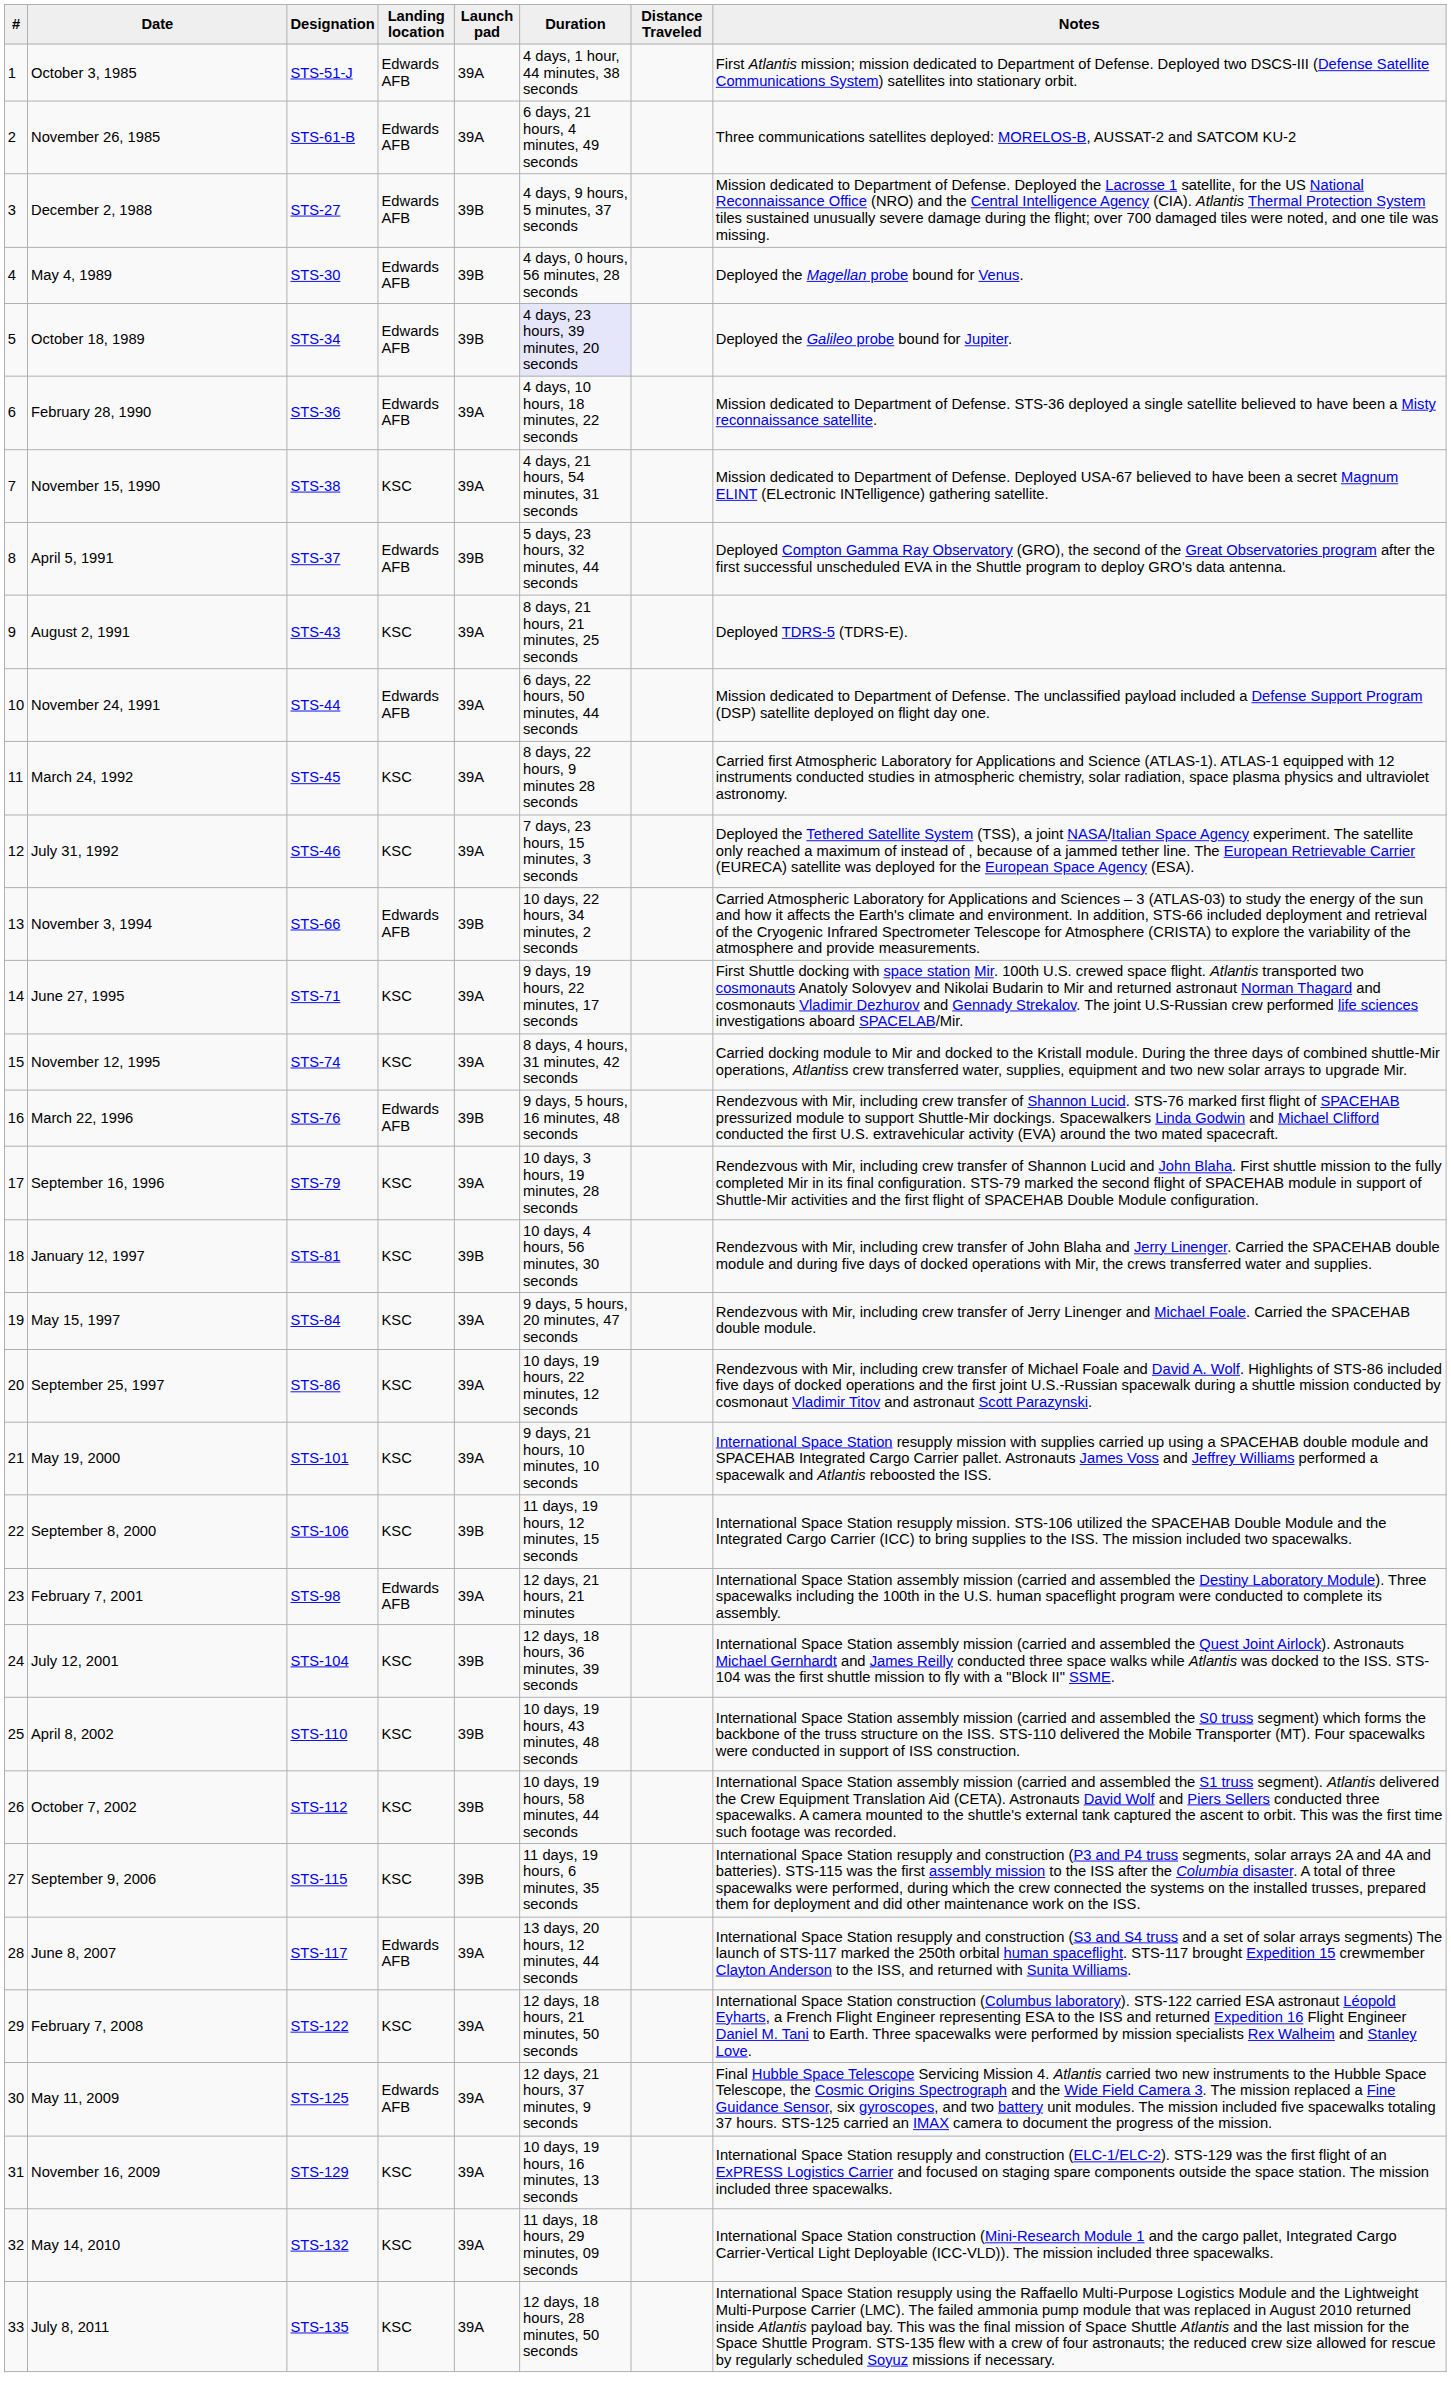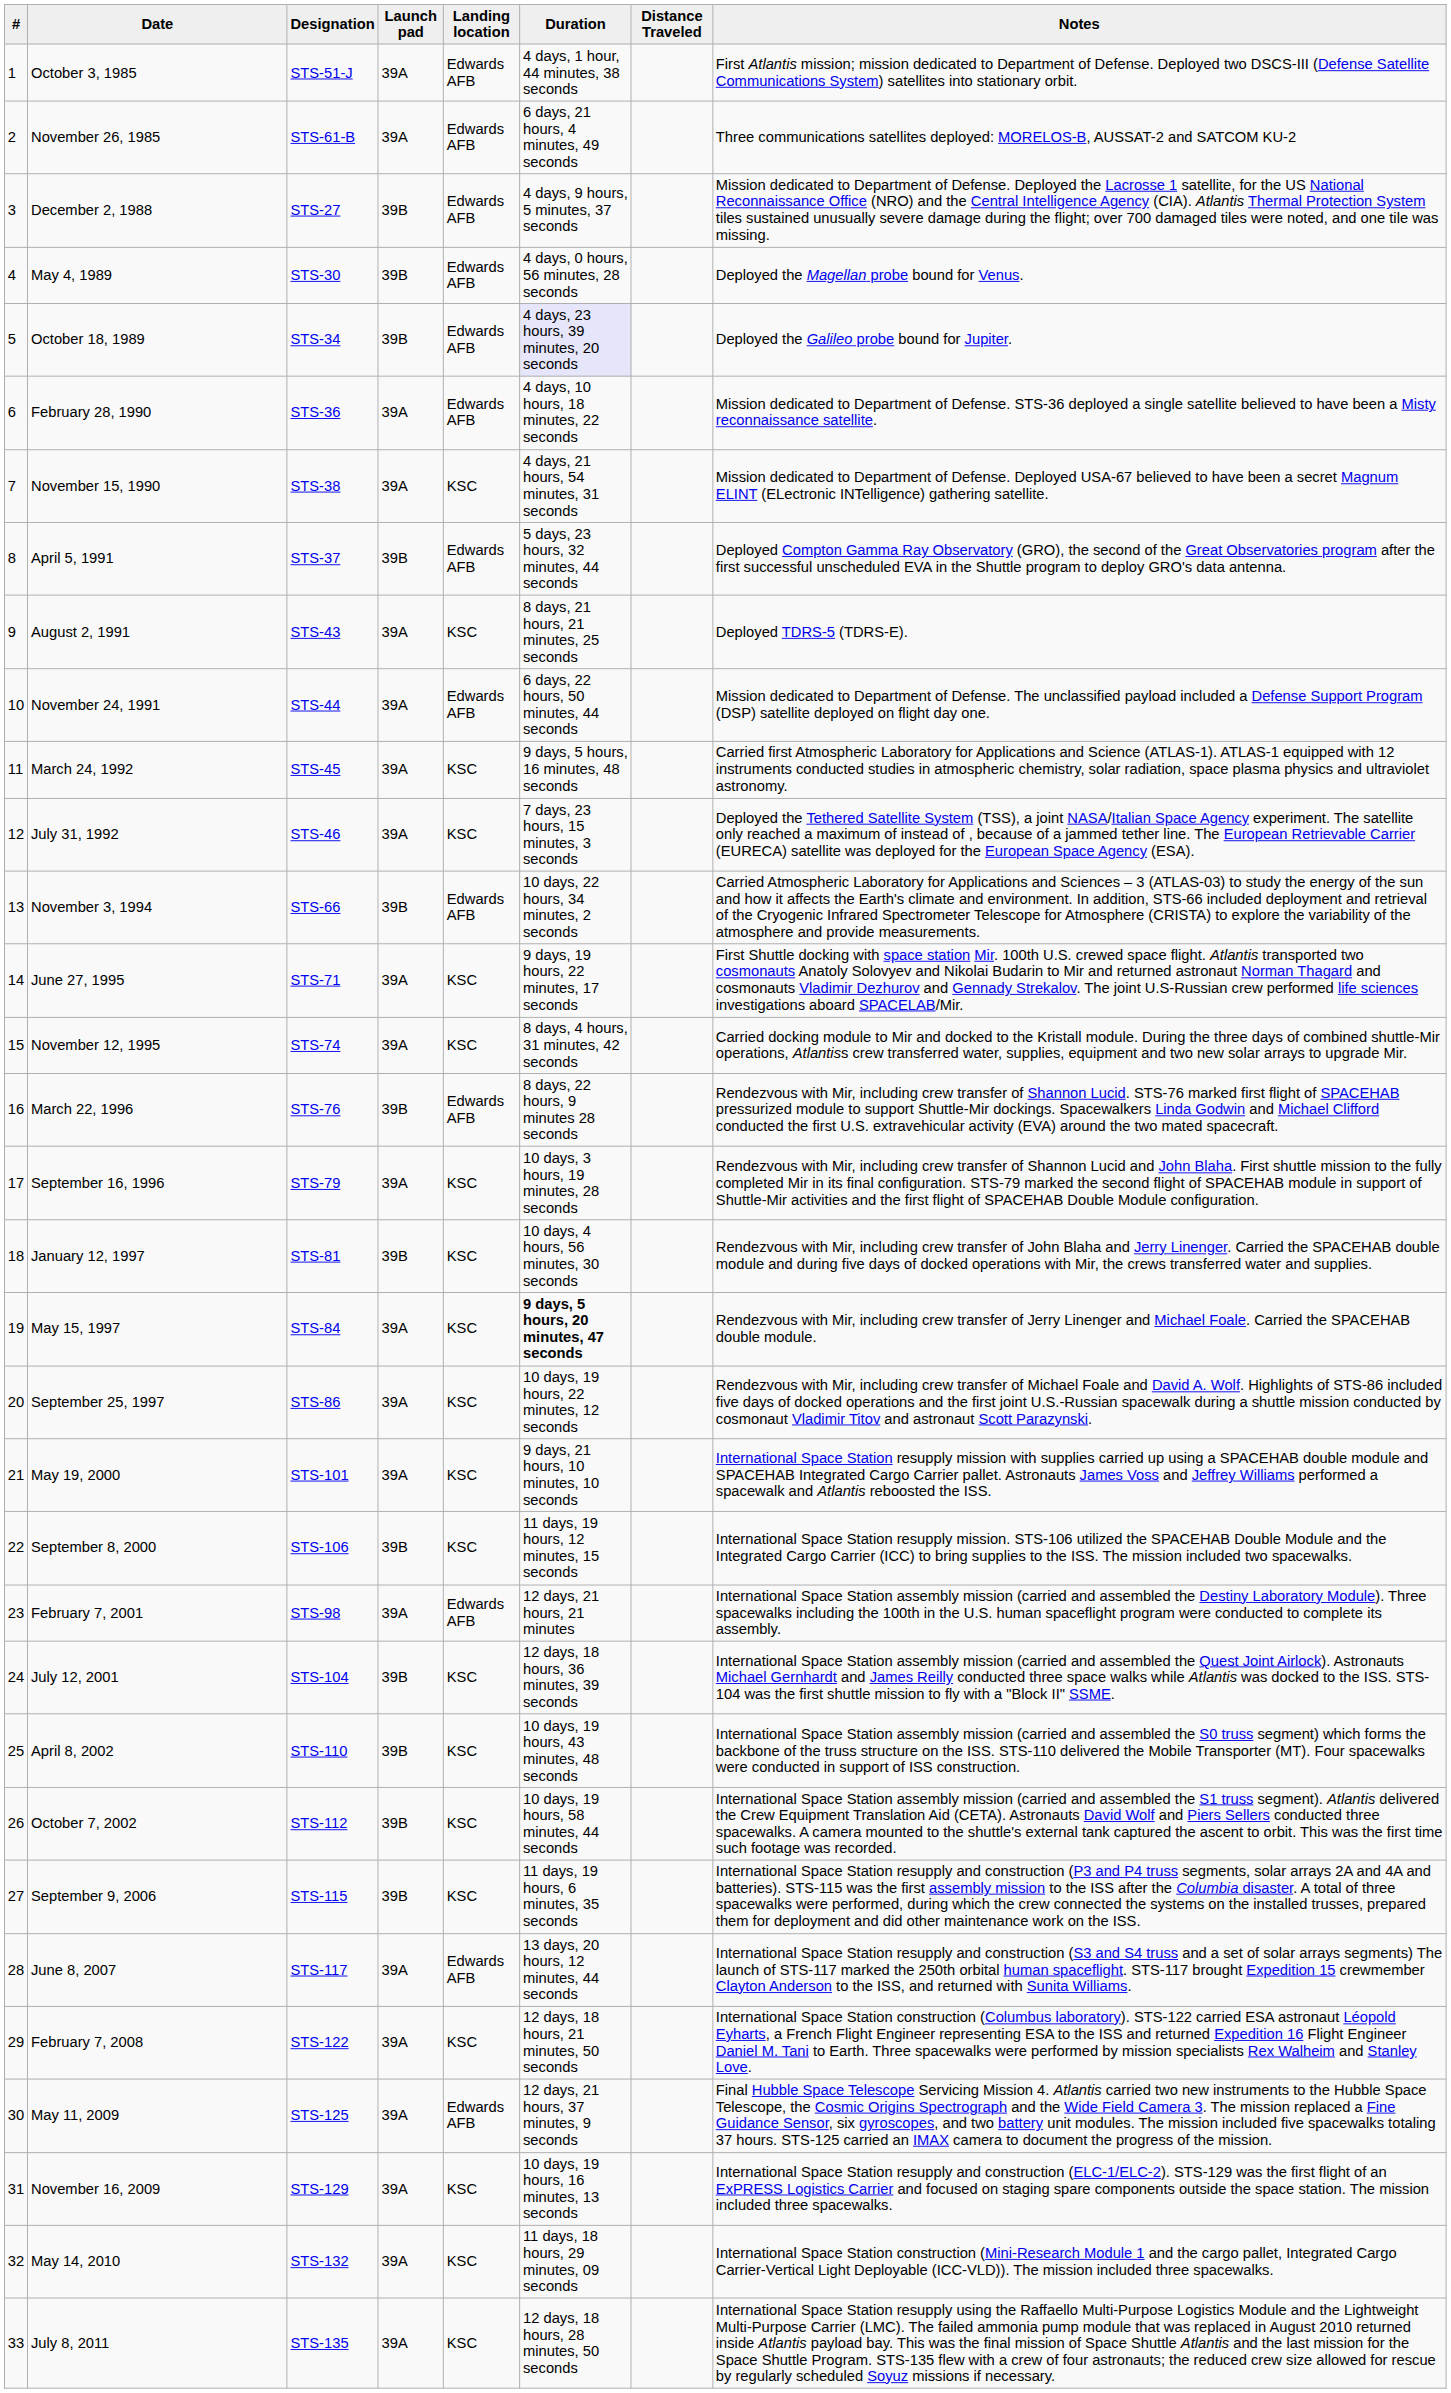columns swapped: (487, 24) <-> (416, 24)
(559, 778) 8 days, 22 hours, 9 minutes 28 seconds -> (575, 769) 9 days, 5 hours, 16 minutes, 48 seconds
(575, 1118) 9 days, 5 hours, 16 minutes, 48 seconds -> (559, 1110) 8 days, 22 hours, 9 minutes 28 seconds
(575, 1320) normal -> (564, 1329) bold
